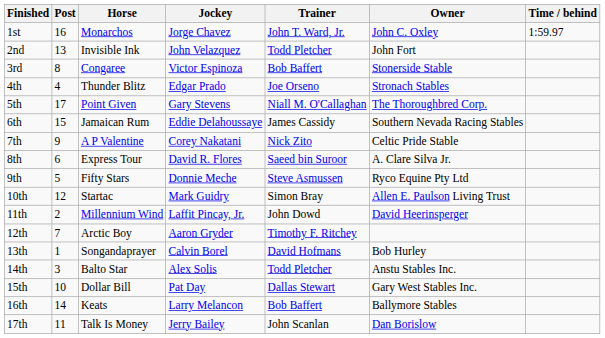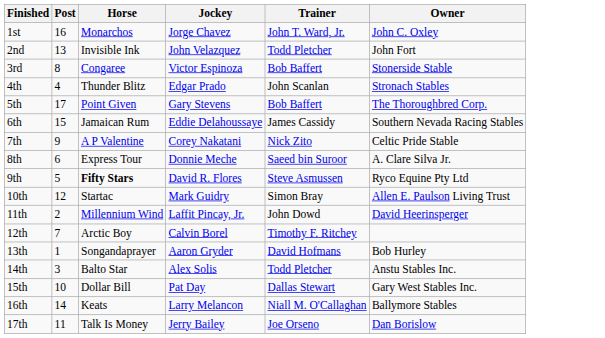- column: (563, 13)
(293, 86) Joe Orseno -> (298, 86) John Scanlan
(317, 104) Niall M. O'Callaghan -> (295, 104) Bob Baffert
(205, 159) David R. Flores -> (203, 159) Donnie Meche
(105, 178) normal -> (107, 178) bold
(203, 178) Donnie Meche -> (205, 178) David R. Flores
(201, 232) Aaron Gryder -> (198, 232) Calvin Borel
(198, 251) Calvin Borel -> (201, 251) Aaron Gryder
(295, 305) Bob Baffert -> (317, 305) Niall M. O'Callaghan
(298, 324) John Scanlan -> (293, 324) Joe Orseno
